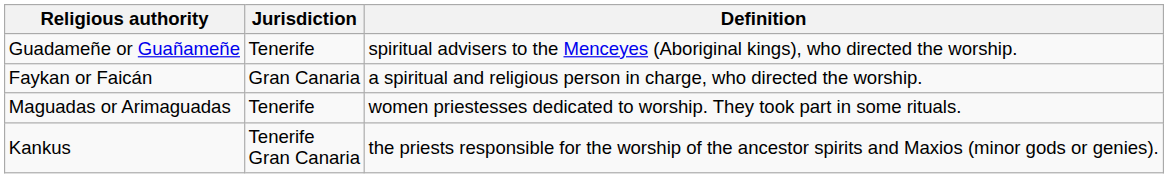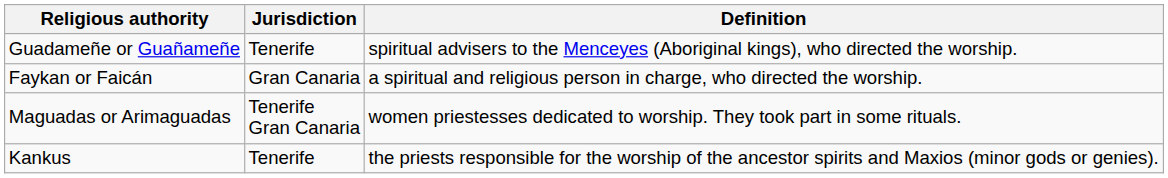(282, 107) Tenerife -> (304, 117) Tenerife Gran Canaria
(304, 147) Tenerife Gran Canaria -> (282, 157) Tenerife
